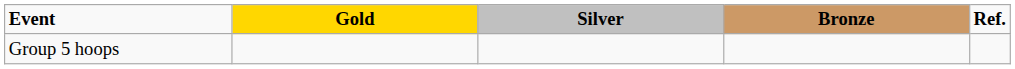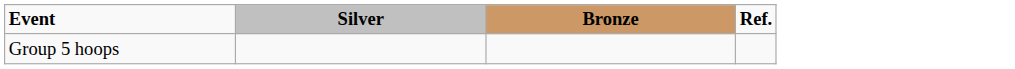- column: (355, 19)
